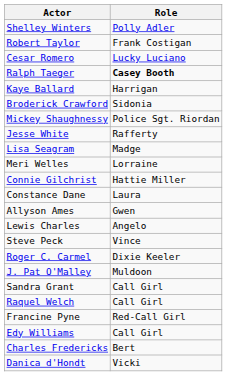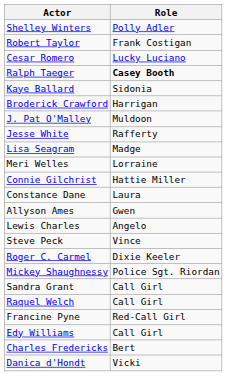(135, 88) Harrigan -> (132, 88) Sidonia
(132, 104) Sidonia -> (135, 104) Harrigan
rows swapped: (57, 119) <-> (49, 271)
